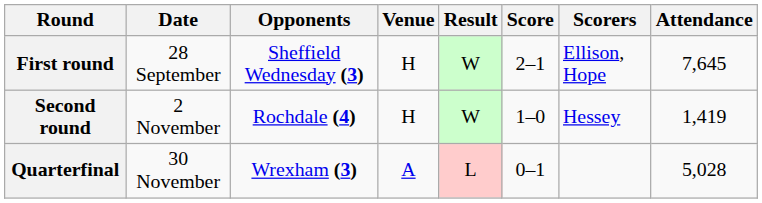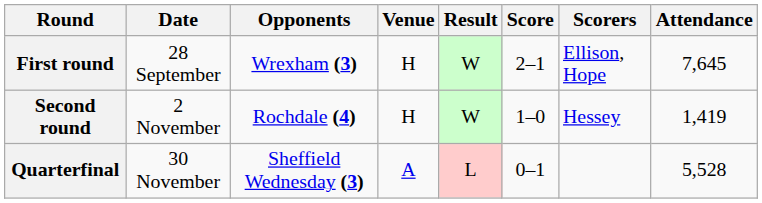(304, 62) Sheffield Wednesday (3) -> (304, 62) Wrexham (3)
(304, 170) Wrexham (3) -> (304, 170) Sheffield Wednesday (3)
(704, 170) 5,028 -> (704, 170) 5,528
